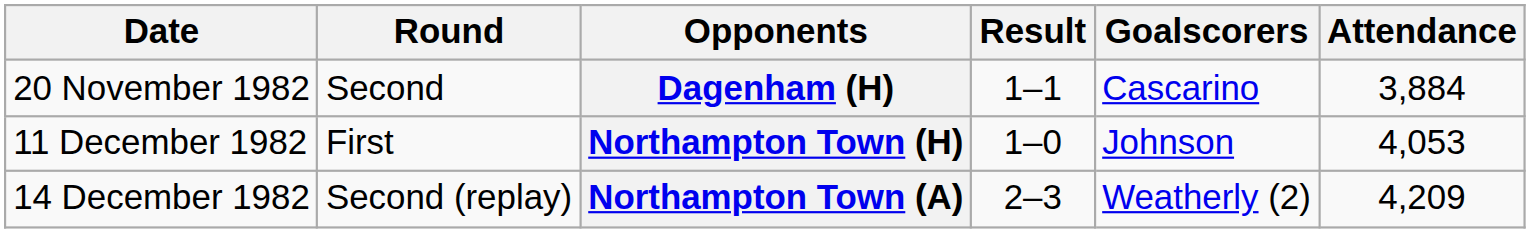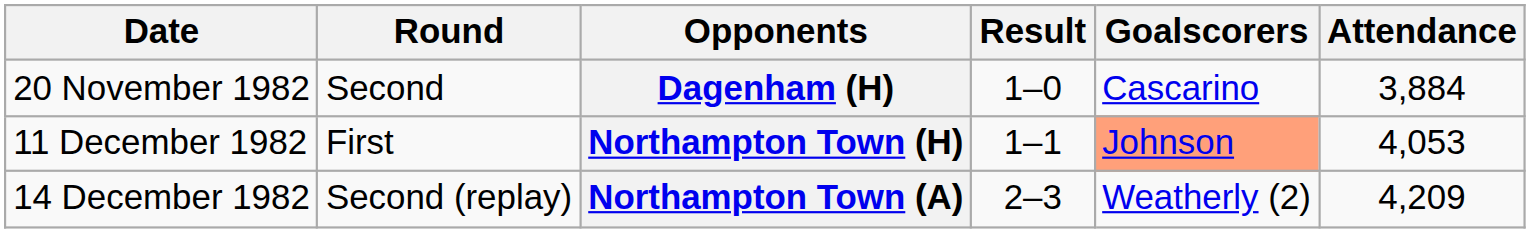(1033, 87) 1–1 -> (1033, 87) 1–0
(1033, 142) 1–0 -> (1033, 142) 1–1
(1168, 142) no background -> (1168, 142) lightsalmon background
